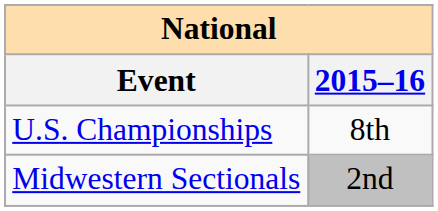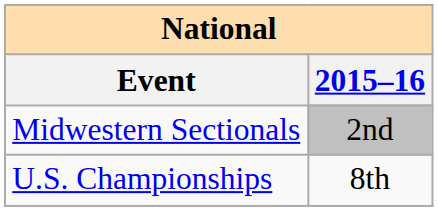rows swapped: (142, 129) <-> (156, 179)
